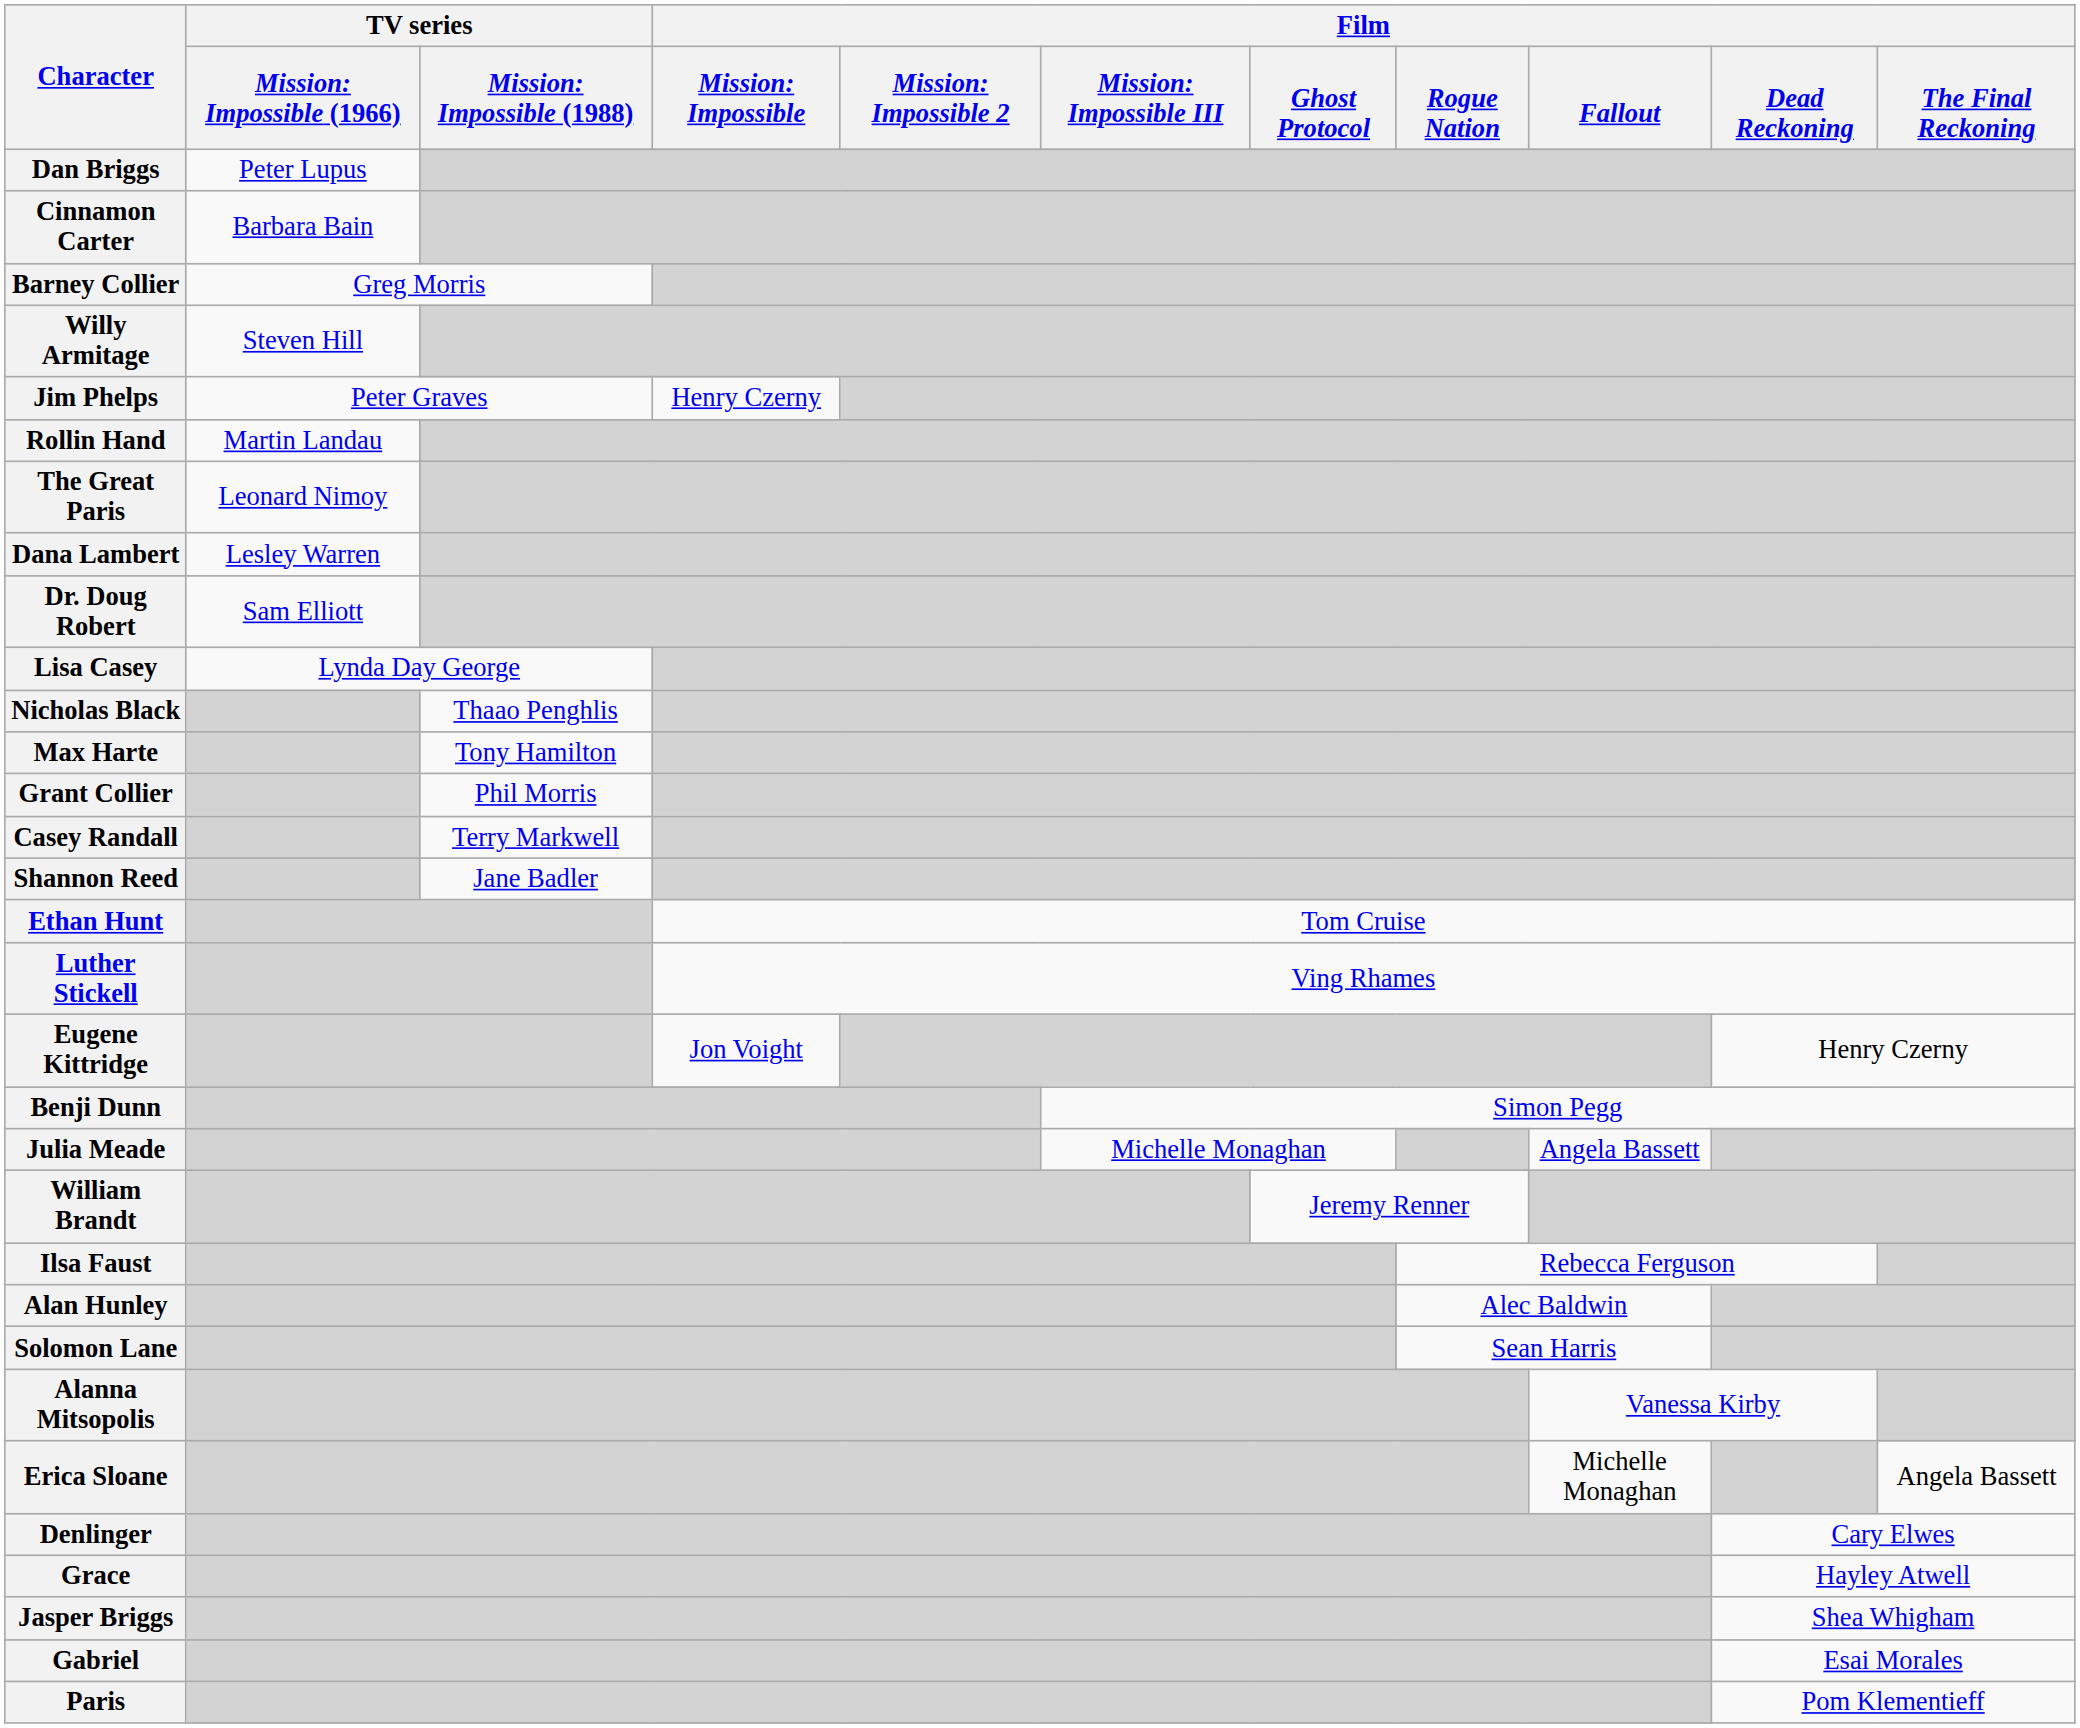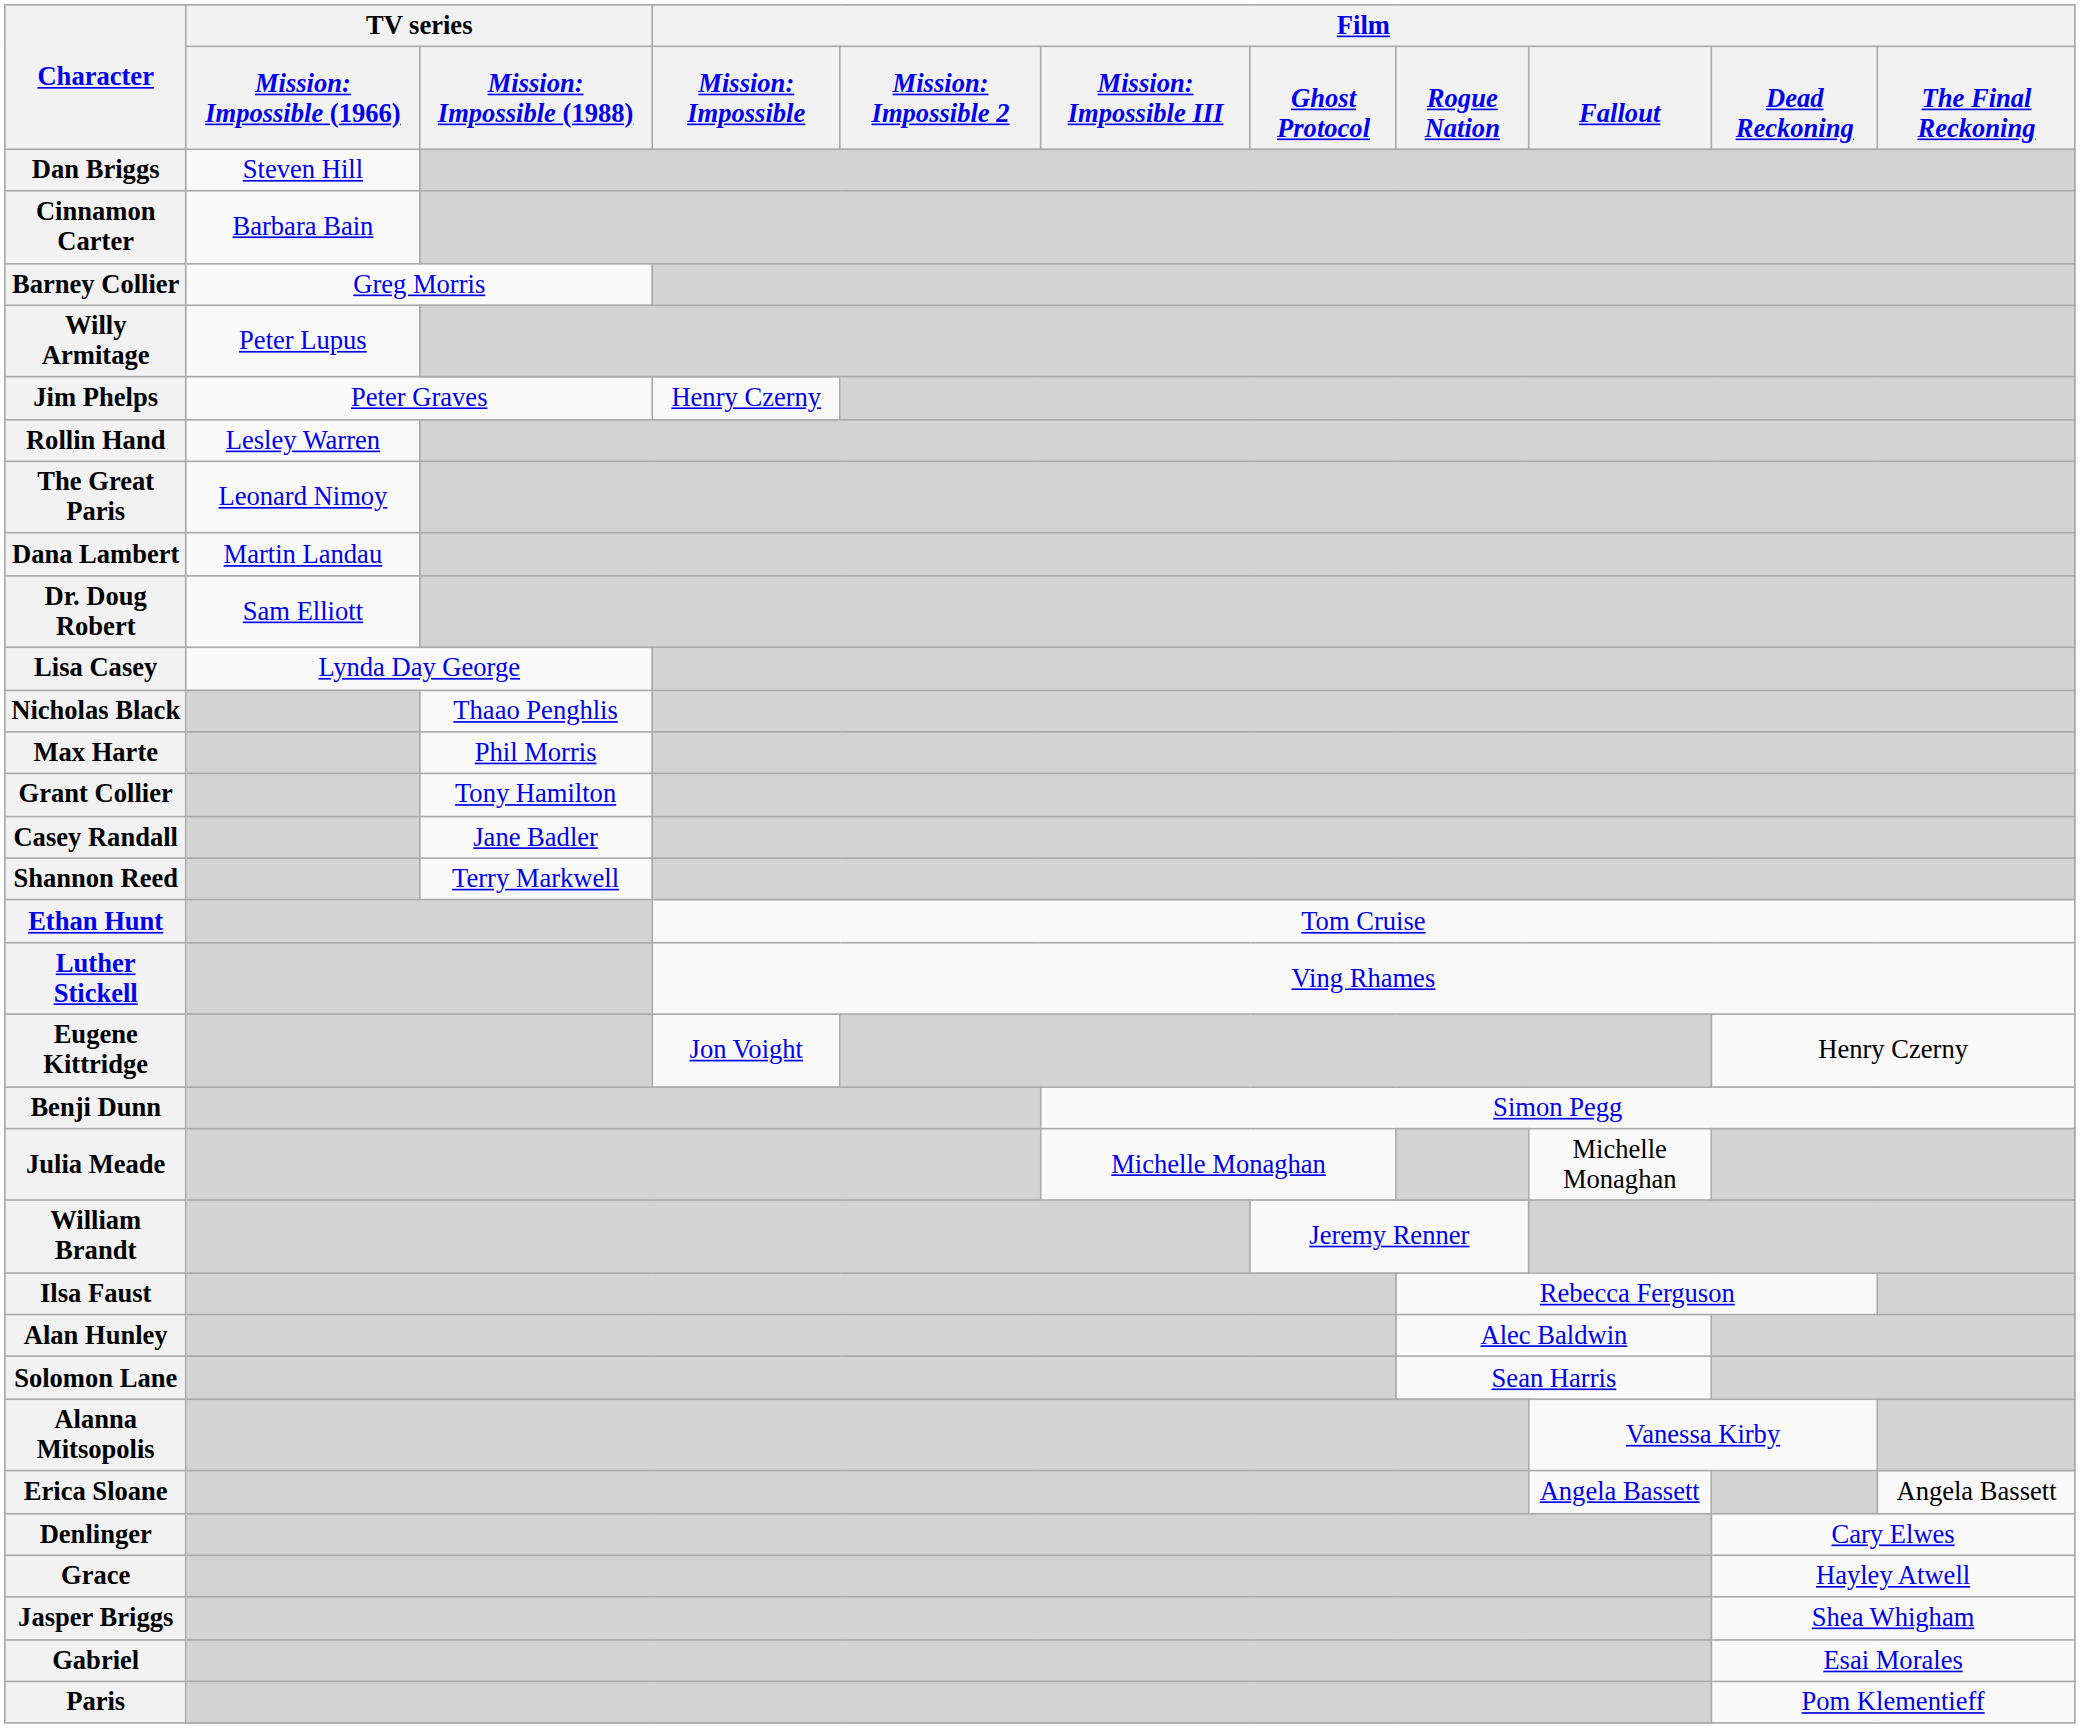(303, 169) Peter Lupus -> (303, 169) Steven Hill
(303, 340) Steven Hill -> (303, 340) Peter Lupus
(303, 439) Martin Landau -> (303, 439) Lesley Warren
(303, 554) Lesley Warren -> (303, 554) Martin Landau
(536, 752) Tony Hamilton -> (536, 752) Phil Morris
(536, 794) Phil Morris -> (536, 794) Tony Hamilton
(536, 836) Terry Markwell -> (536, 836) Jane Badler
(536, 878) Jane Badler -> (536, 878) Terry Markwell
(1620, 1149) Angela Bassett -> (1620, 1164) Michelle Monaghan
(1620, 1476) Michelle Monaghan -> (1620, 1491) Angela Bassett
